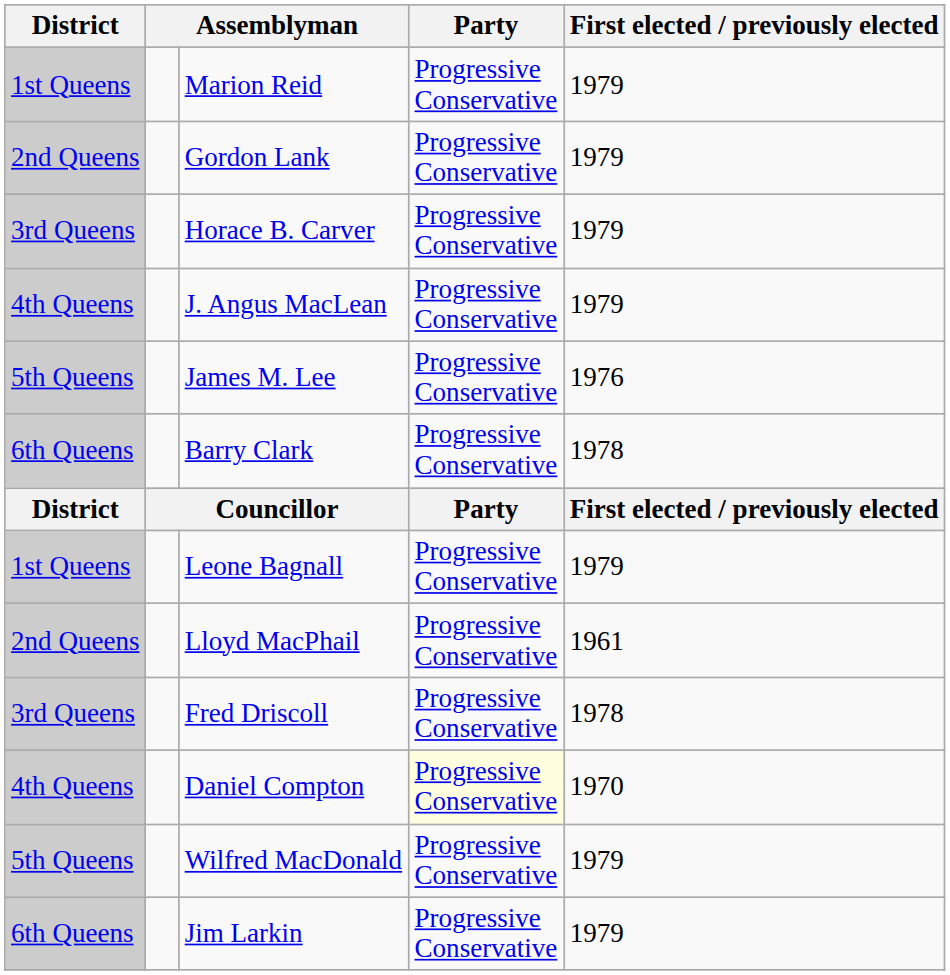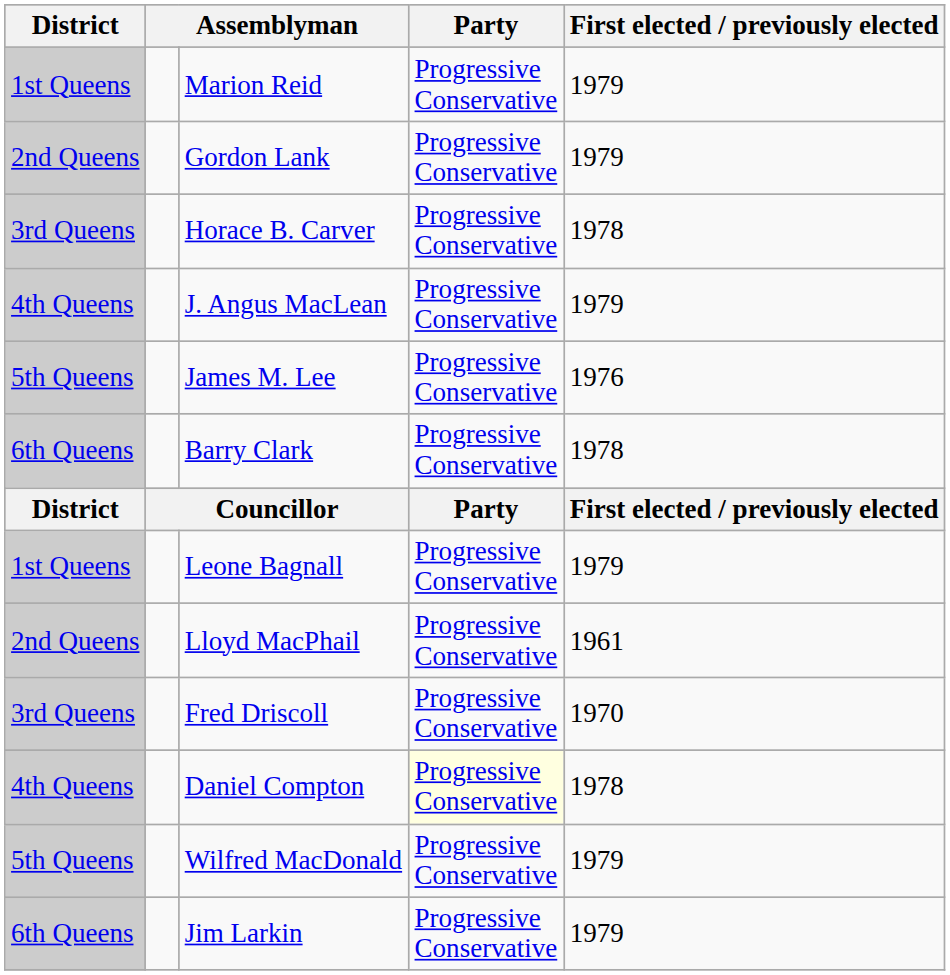(597, 230) 1979 -> (597, 230) 1978
(597, 713) 1978 -> (597, 713) 1970
(597, 786) 1970 -> (597, 786) 1978
